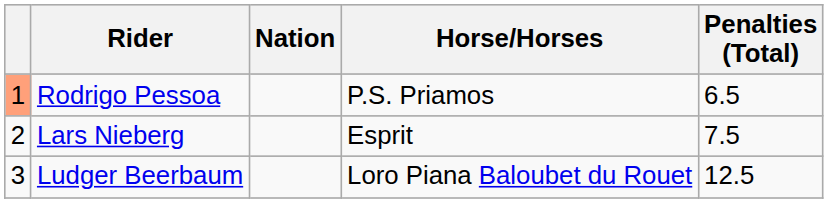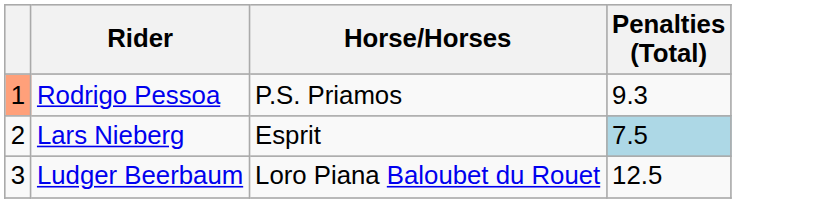- column: (295, 39)
(722, 94) 6.5 -> (630, 94) 9.3
(722, 135) no background -> (630, 135) lightblue background
